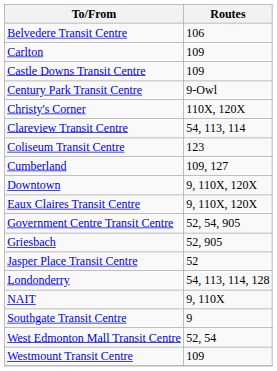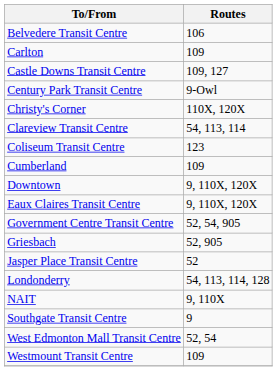(195, 71) 109 -> (207, 71) 109, 127
(207, 166) 109, 127 -> (195, 166) 109
